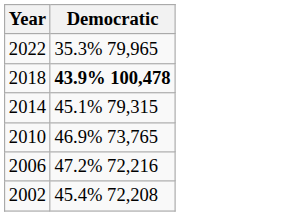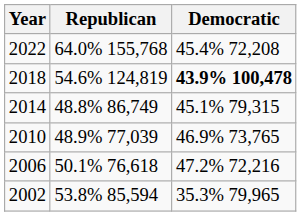+ column: (111, 19)
(106, 48) 35.3% 79,965 -> (228, 48) 45.4% 72,208
(106, 195) 45.4% 72,208 -> (228, 195) 35.3% 79,965
